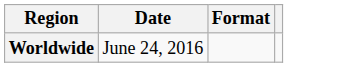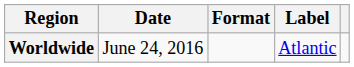+ column: (307, 18)
